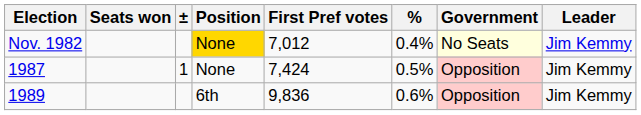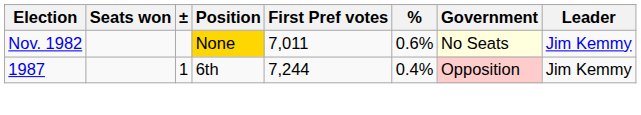(289, 43) 7,012 -> (288, 43) 7,011
(415, 43) 0.4% -> (415, 43) 0.6%
(215, 69) None -> (207, 69) 6th
(289, 69) 7,424 -> (289, 69) 7,244
(415, 69) 0.5% -> (415, 69) 0.4%
- row: (27, 95)
